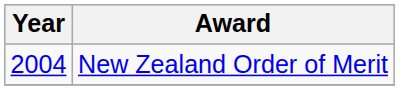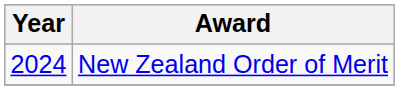(39, 64) 2004 -> (39, 64) 2024
